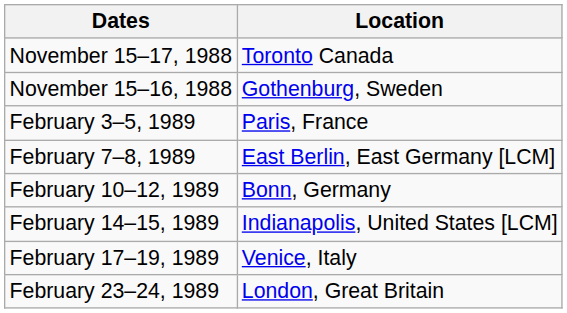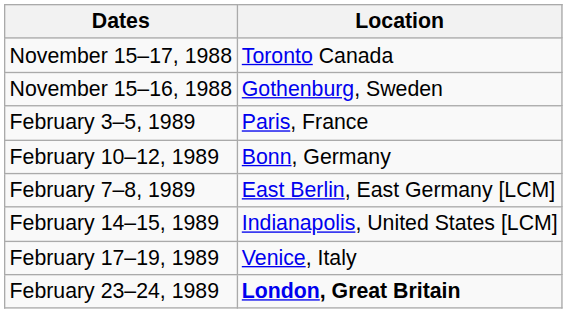rows swapped: (102, 156) <-> (114, 190)
(343, 291) normal -> (351, 291) bold
